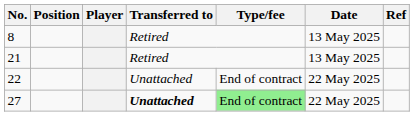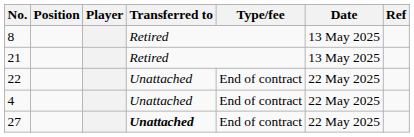+ row: (11, 100)
(261, 100) lightgreen background -> (261, 121) no background
